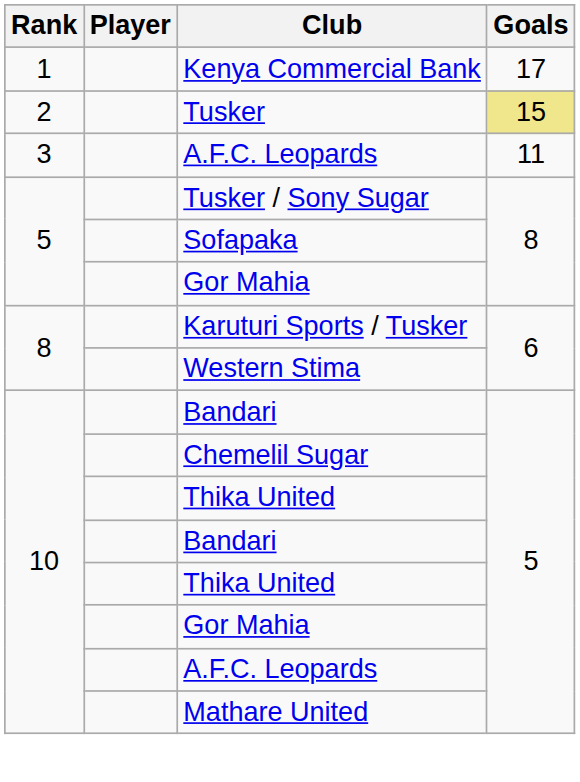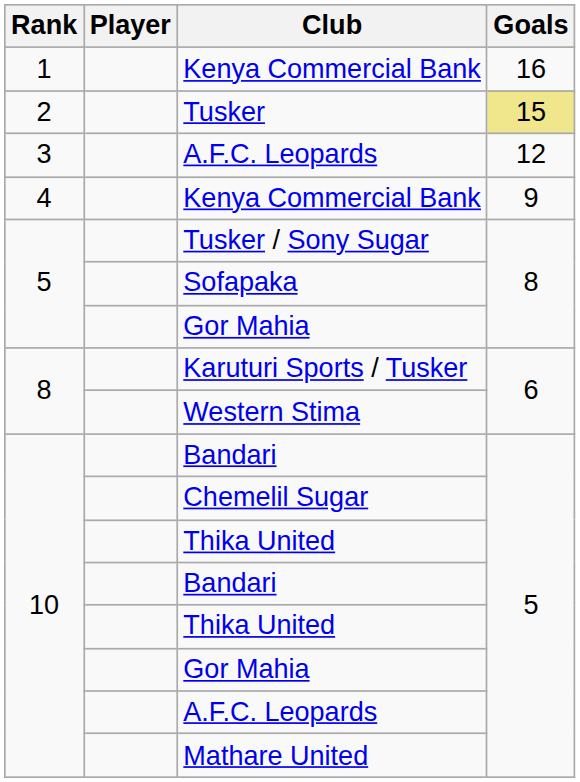(531, 68) 17 -> (531, 68) 16
(531, 154) 11 -> (531, 154) 12
+ row: (44, 197)
